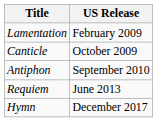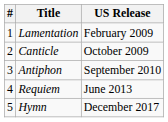+ column: (10, 13)
